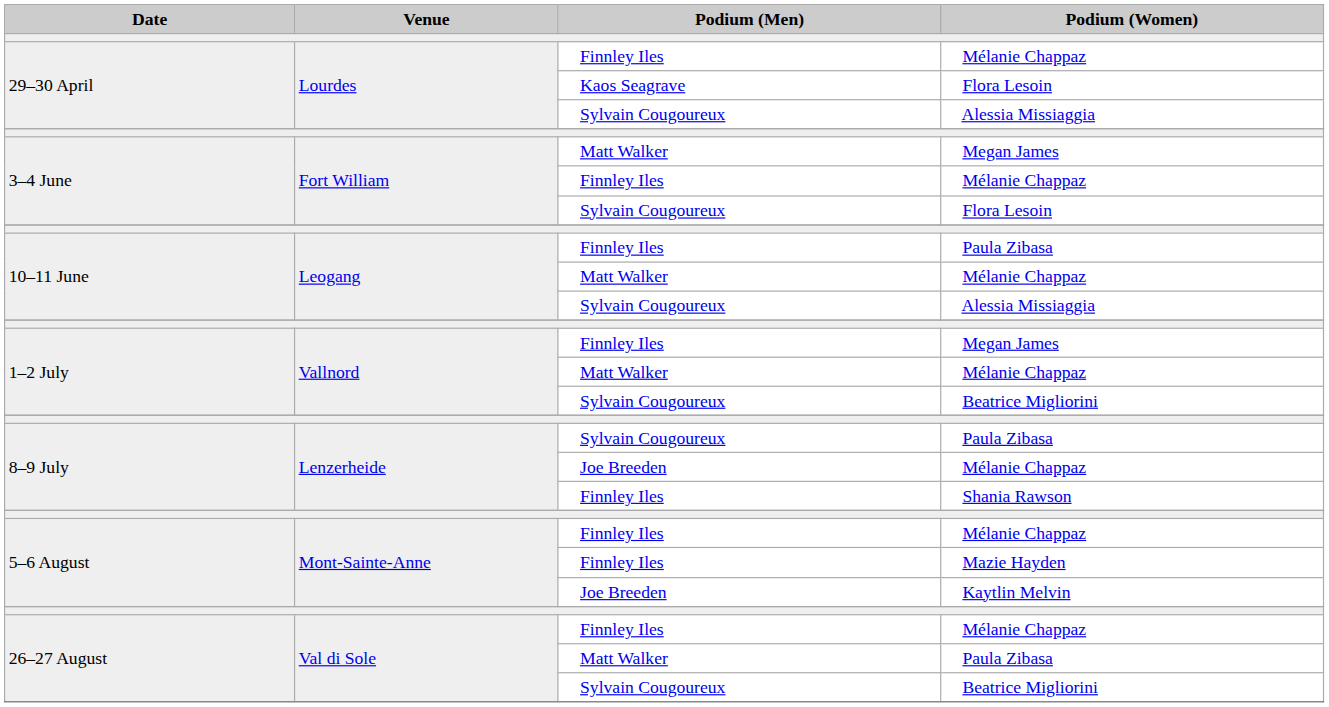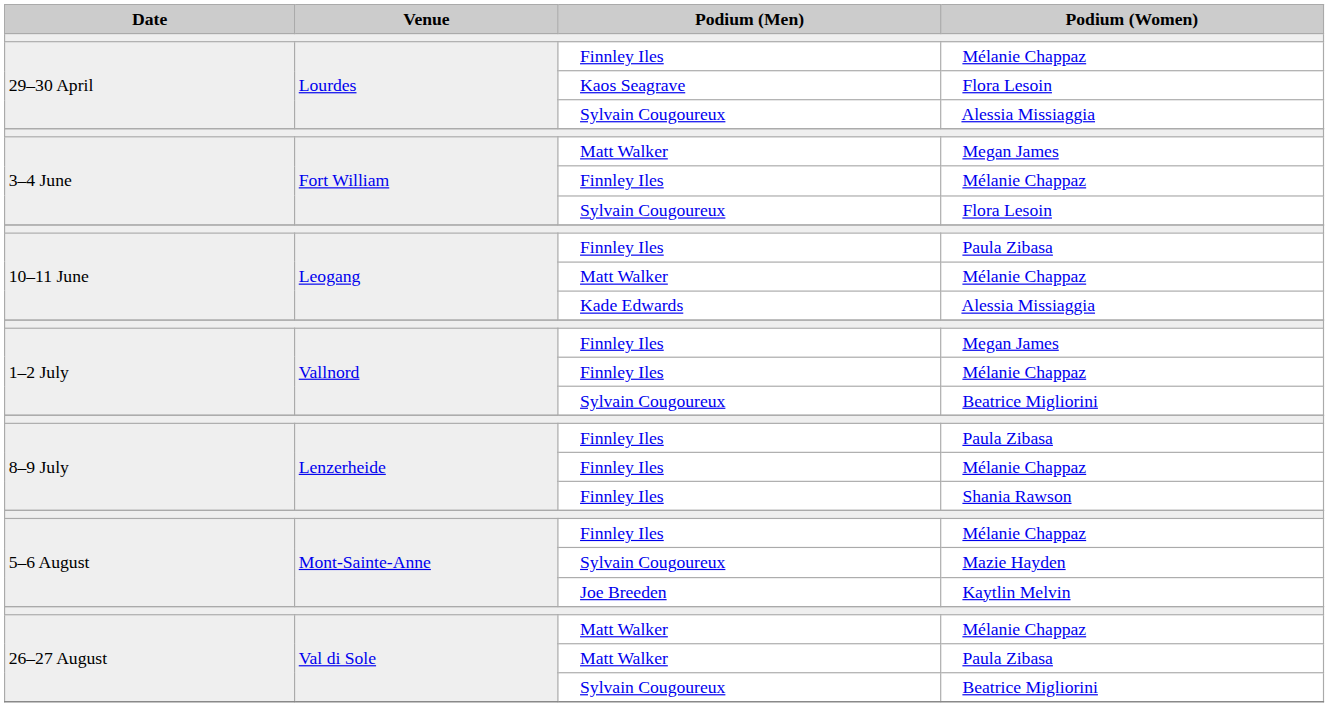(644, 305) Sylvain Cougoureux -> (623, 305) Kade Edwards
(615, 371) Matt Walker -> (613, 371) Finnley Iles
(644, 438) Sylvain Cougoureux -> (613, 438) Finnley Iles
(615, 467) Joe Breeden -> (613, 467) Finnley Iles
(613, 562) Finnley Iles -> (644, 562) Sylvain Cougoureux
(613, 628) Finnley Iles -> (615, 628) Matt Walker
